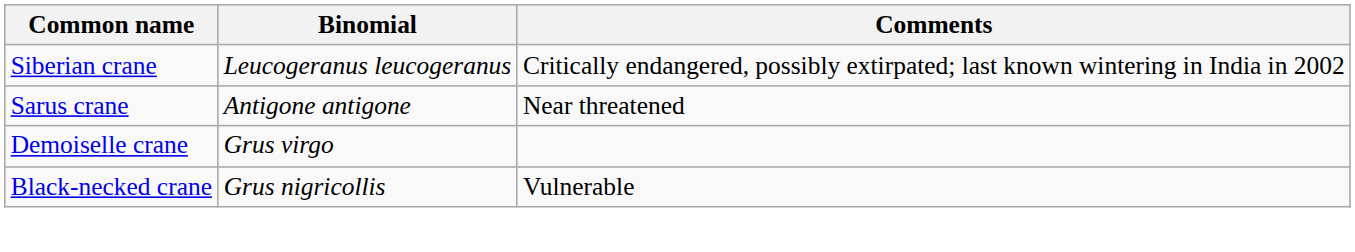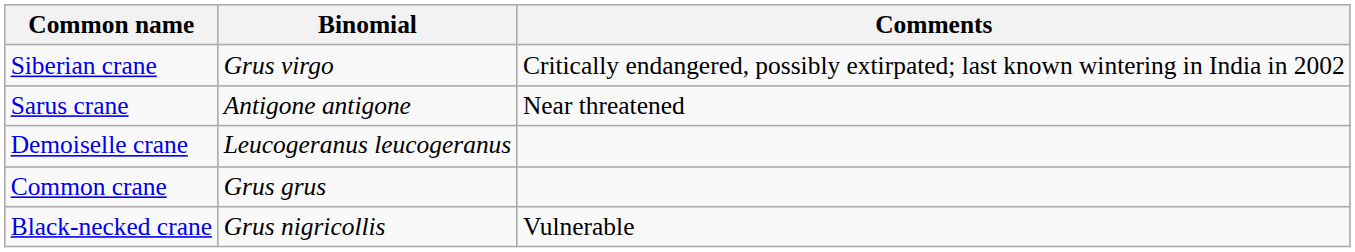(367, 65) Leucogeranus leucogeranus -> (279, 65) Grus virgo
(279, 145) Grus virgo -> (367, 145) Leucogeranus leucogeranus
+ row: (89, 186)
